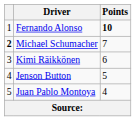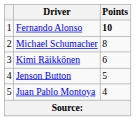(9, 43) bold -> (9, 43) normal
(105, 43) 7 -> (105, 43) 8
